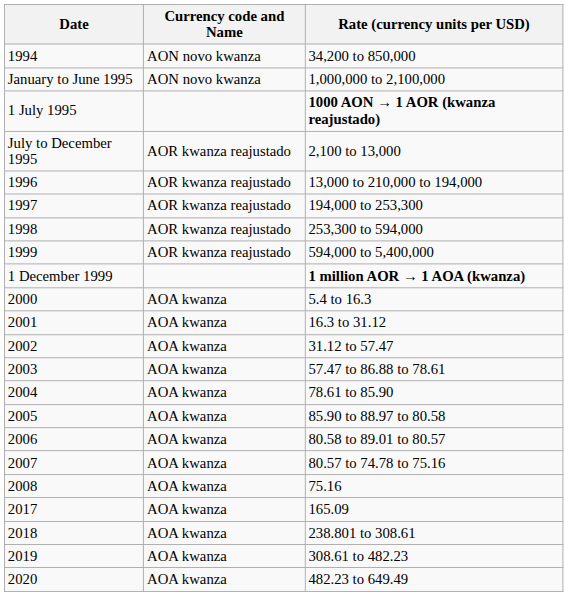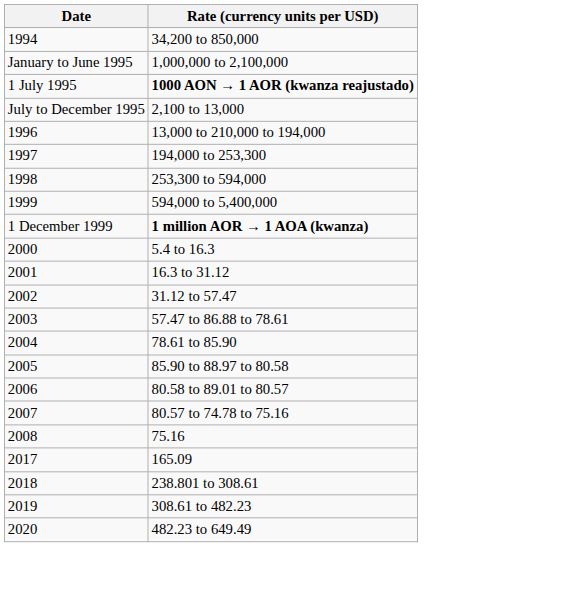- column: (224, 24)
